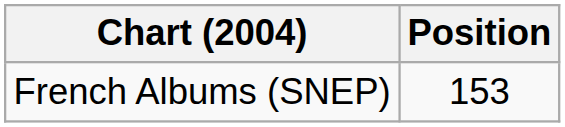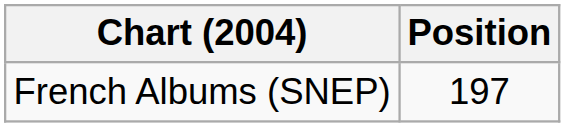(479, 91) 153 -> (479, 91) 197
